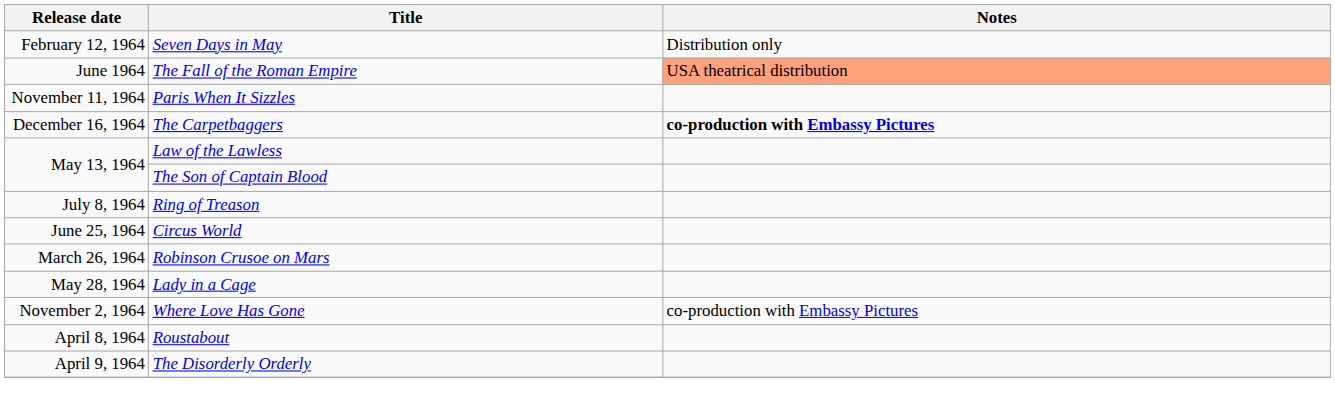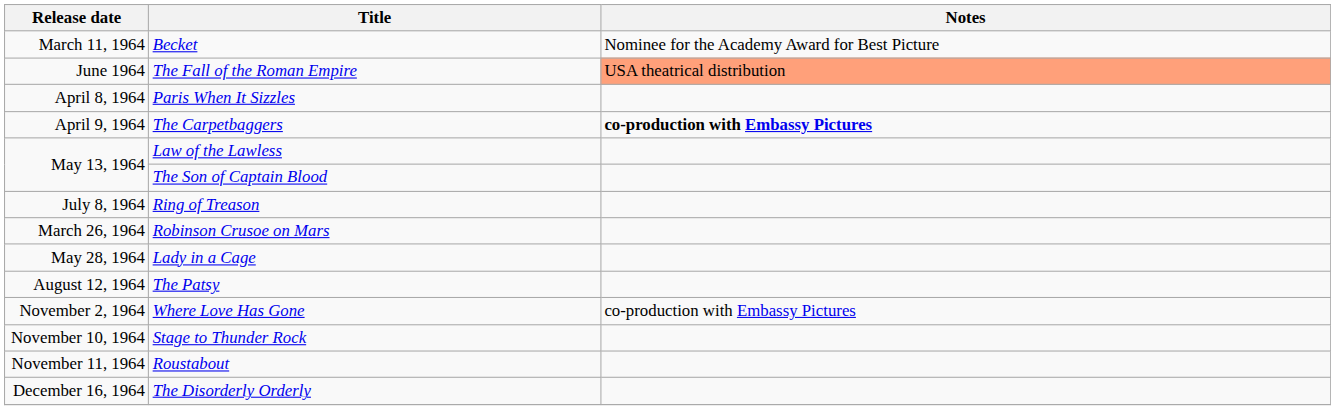- row: (217, 44)
+ row: (175, 44)
(78, 97) November 11, 1964 -> (100, 97) April 8, 1964
(79, 124) December 16, 1964 -> (100, 124) April 9, 1964
- row: (197, 230)
+ row: (186, 284)
+ row: (229, 337)
(100, 337) April 8, 1964 -> (78, 364) November 11, 1964
(100, 364) April 9, 1964 -> (79, 390) December 16, 1964
